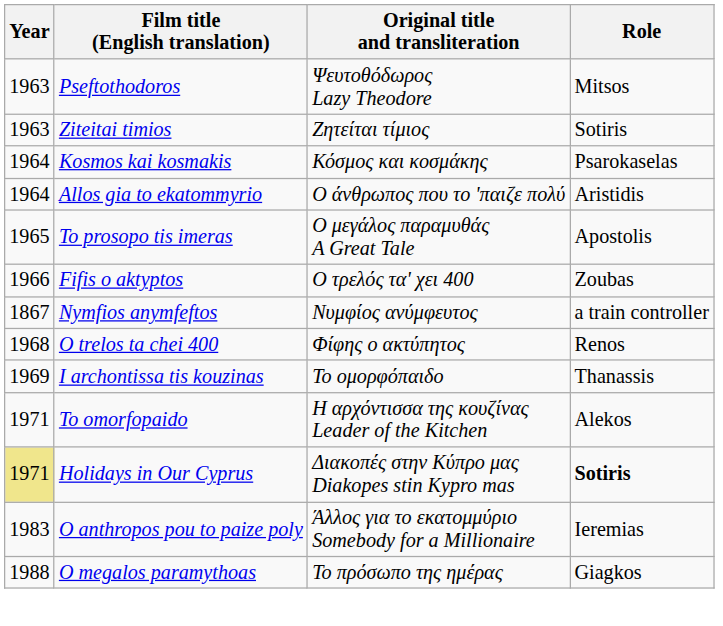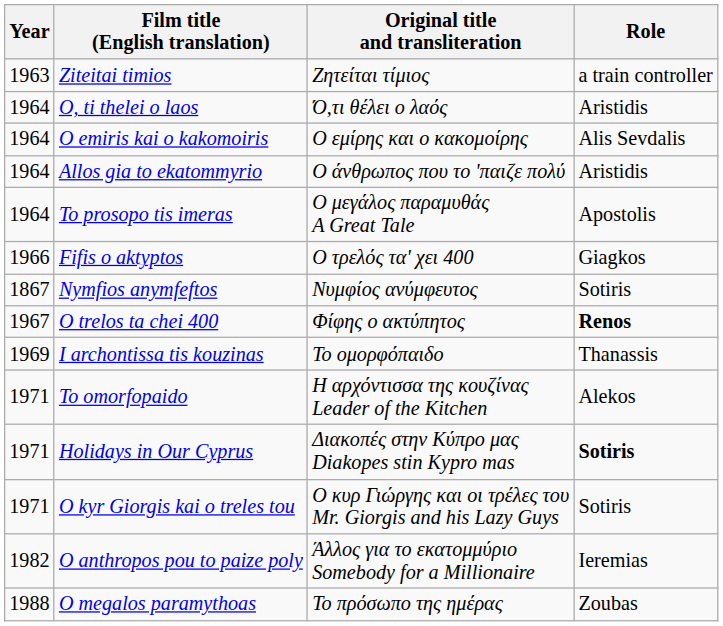- row: (120, 86)
(601, 129) Sotiris -> (646, 75) a train controller
- row: (145, 161)
+ row: (129, 107)
+ row: (164, 139)
(29, 237) 1965 -> (29, 214) 1964
(604, 280) Zoubas -> (612, 257) Giagkos
(642, 312) a train controller -> (605, 289) Sotiris
(29, 344) 1968 -> (29, 321) 1967
(600, 344) normal -> (605, 321) bold
(29, 474) khaki background -> (29, 451) no background
+ row: (177, 506)
(29, 528) 1983 -> (29, 560) 1982
(608, 572) Giagkos -> (608, 604) Zoubas
